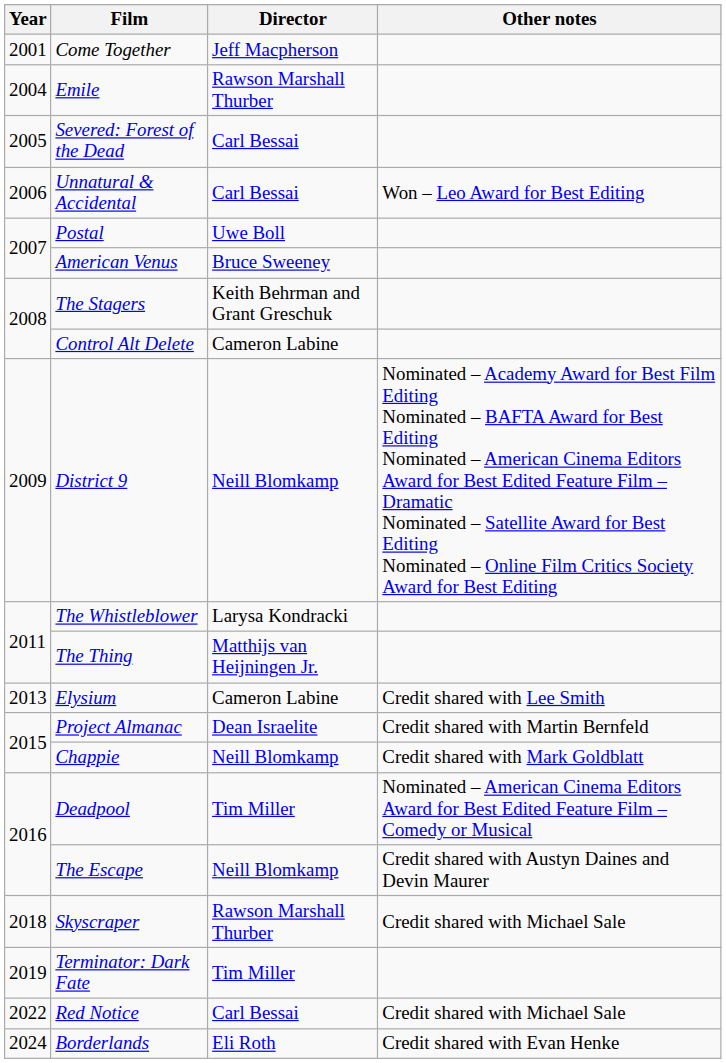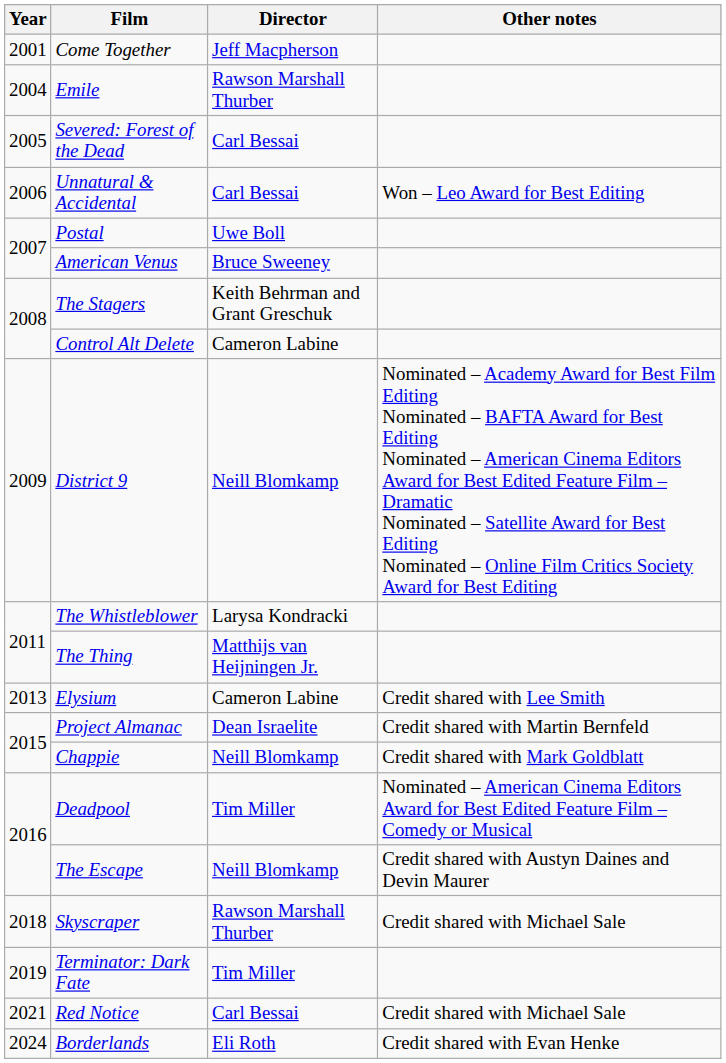(28, 1013) 2022 -> (28, 1013) 2021
